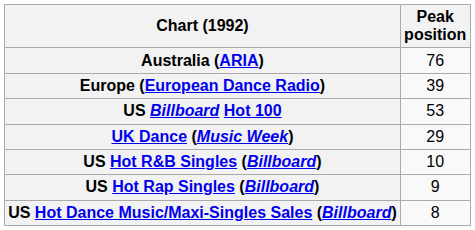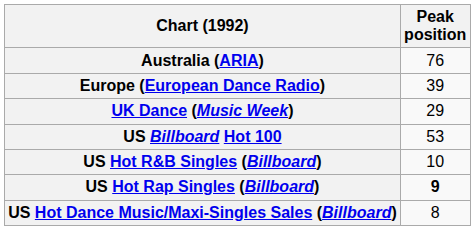rows swapped: (202, 136) <-> (202, 111)
(435, 187) normal -> (435, 187) bold
